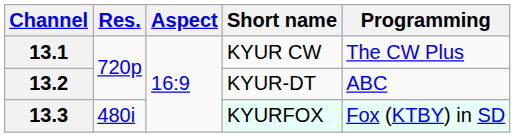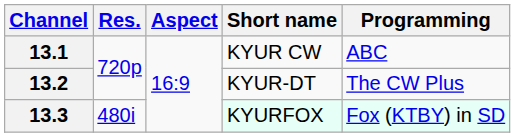(405, 52) The CW Plus -> (367, 52) ABC
(367, 83) ABC -> (405, 83) The CW Plus
